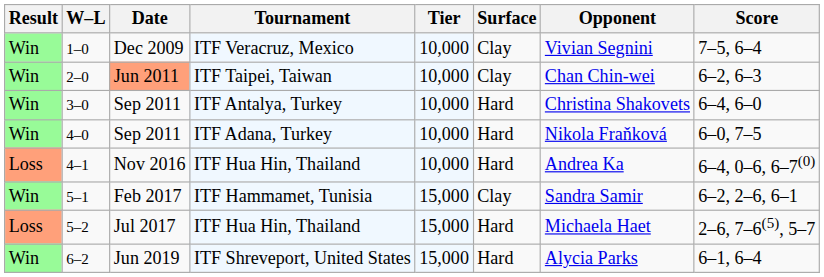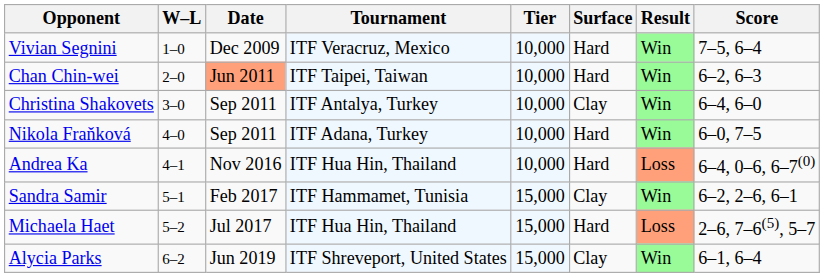columns swapped: (33, 18) <-> (617, 18)
(494, 47) Clay -> (591, 47) Hard
(494, 76) Clay -> (591, 76) Hard
(495, 104) Hard -> (590, 104) Clay
(495, 258) Hard -> (590, 258) Clay
